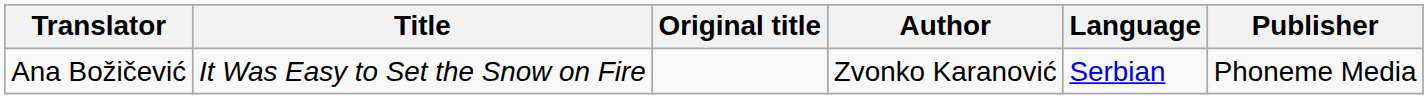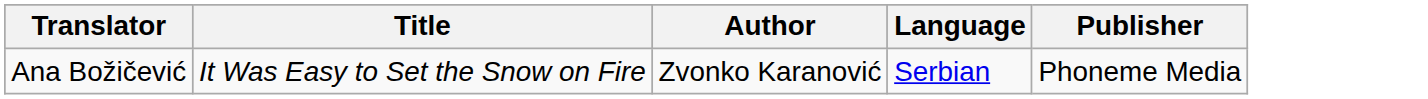- column: (740, 26)
